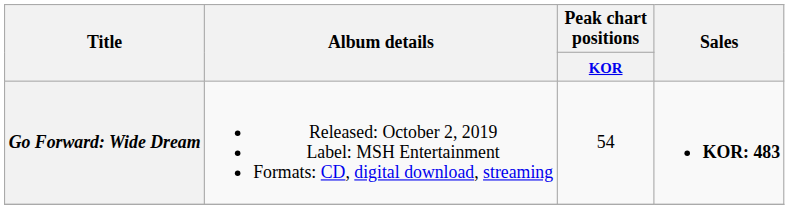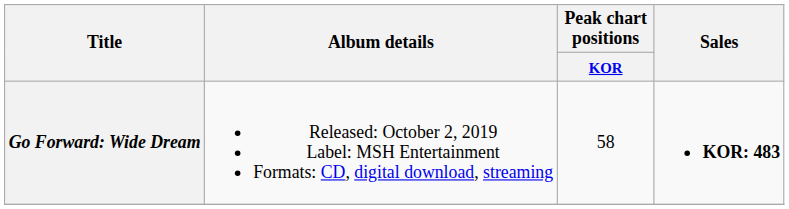(606, 142) 54 -> (606, 142) 58
